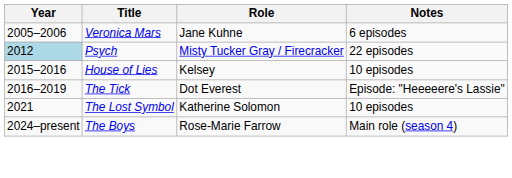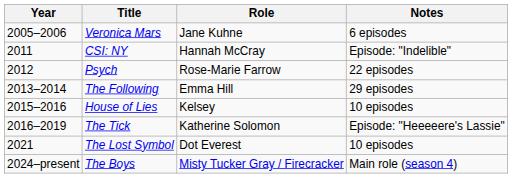+ row: (106, 51)
(20, 51) lightblue background -> (20, 70) no background
(262, 51) Misty Tucker Gray / Firecracker -> (230, 70) Rose-Marie Farrow
+ row: (122, 88)
(210, 88) Dot Everest -> (230, 126) Katherine Solomon
(230, 107) Katherine Solomon -> (210, 145) Dot Everest
(230, 126) Rose-Marie Farrow -> (262, 164) Misty Tucker Gray / Firecracker
